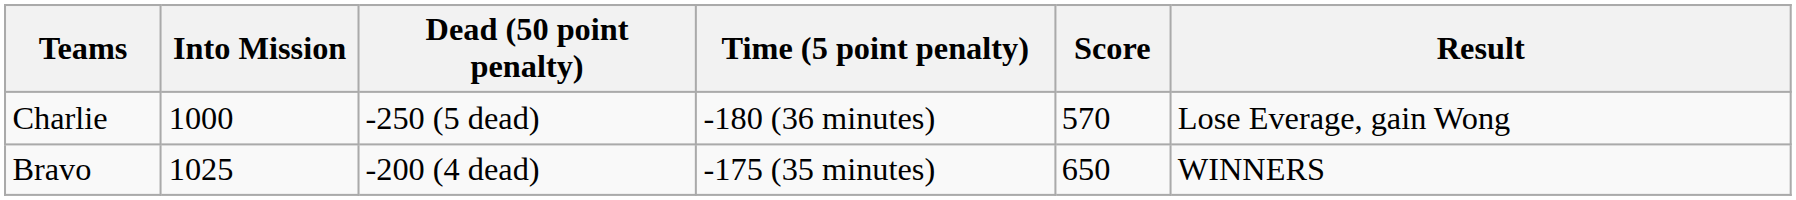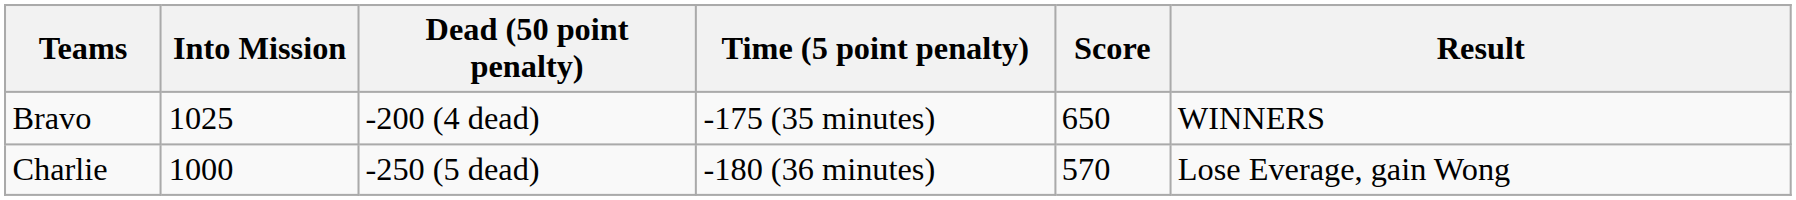rows swapped: (52, 169) <-> (60, 117)
